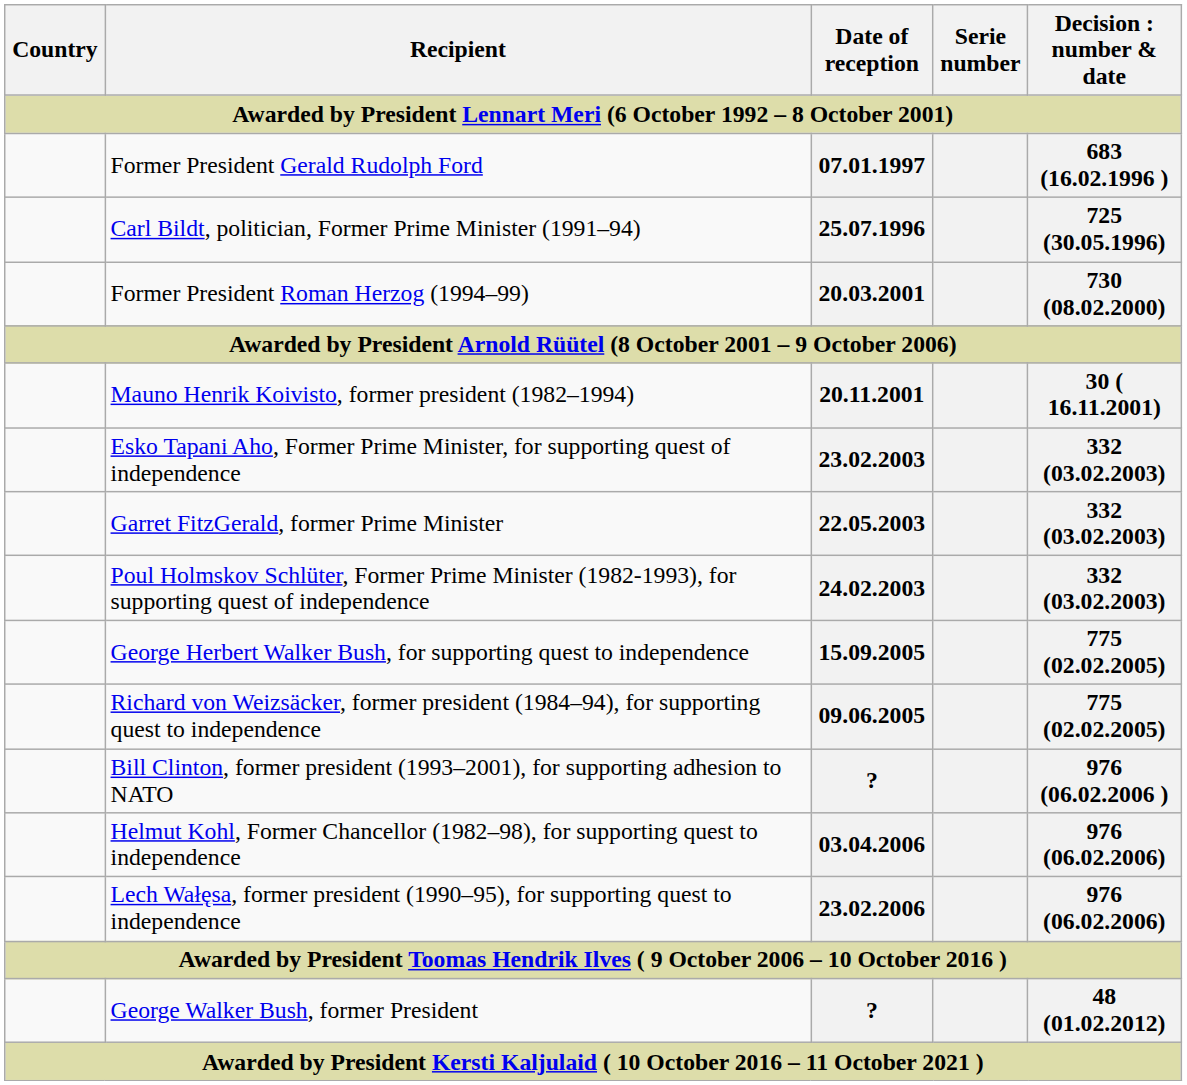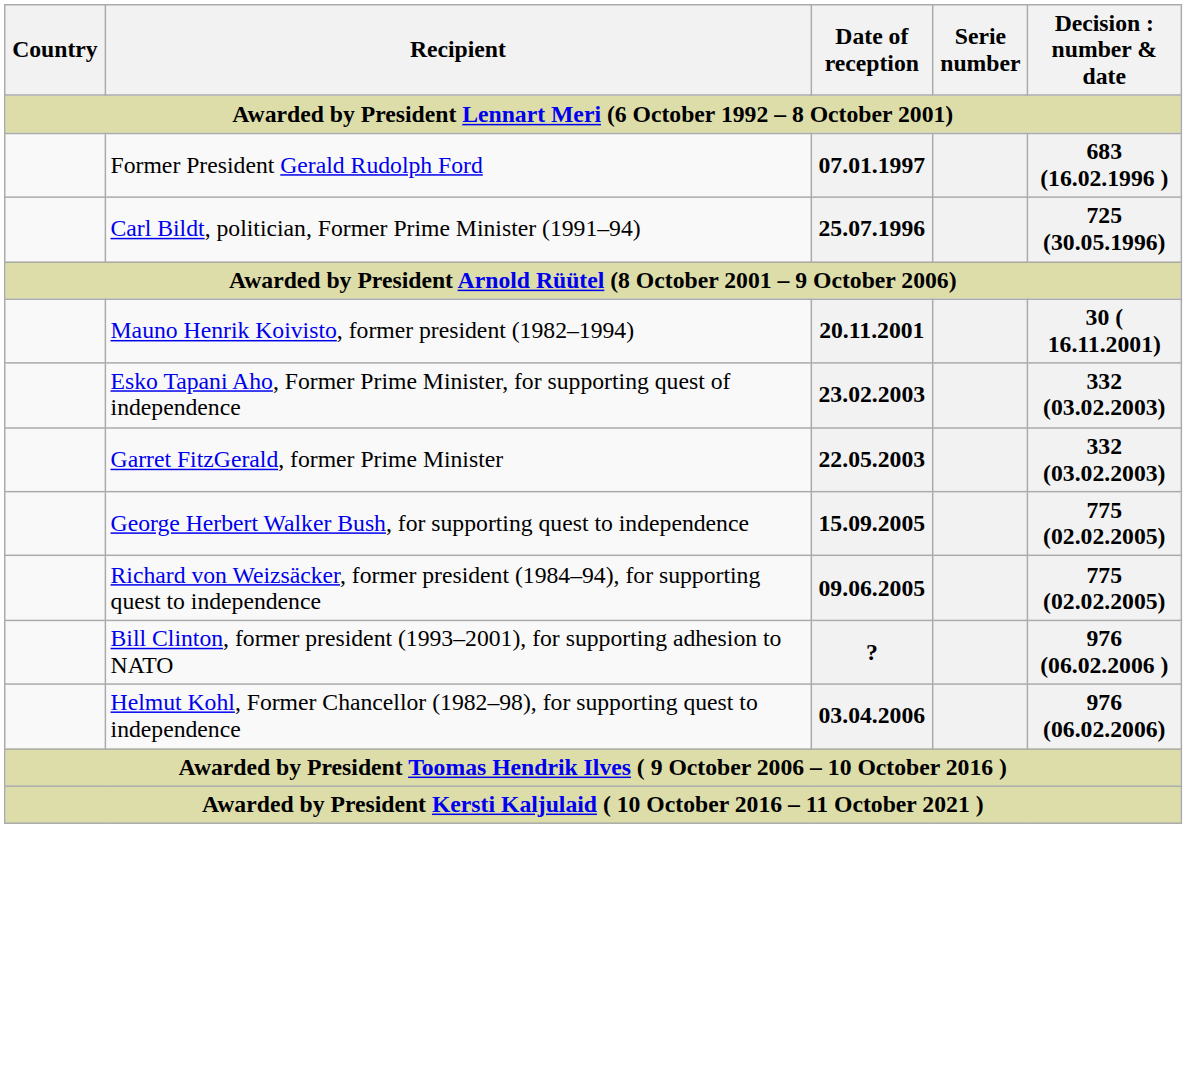- row: (320, 293)
- row: (423, 587)
- row: (421, 908)
- row: (294, 1010)
